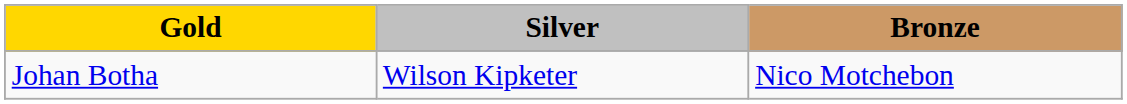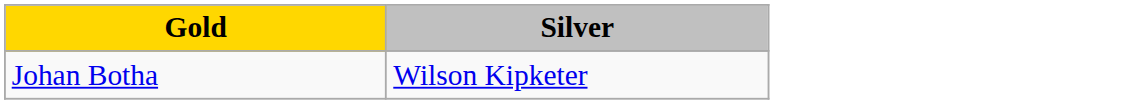- column: (935, 27)
